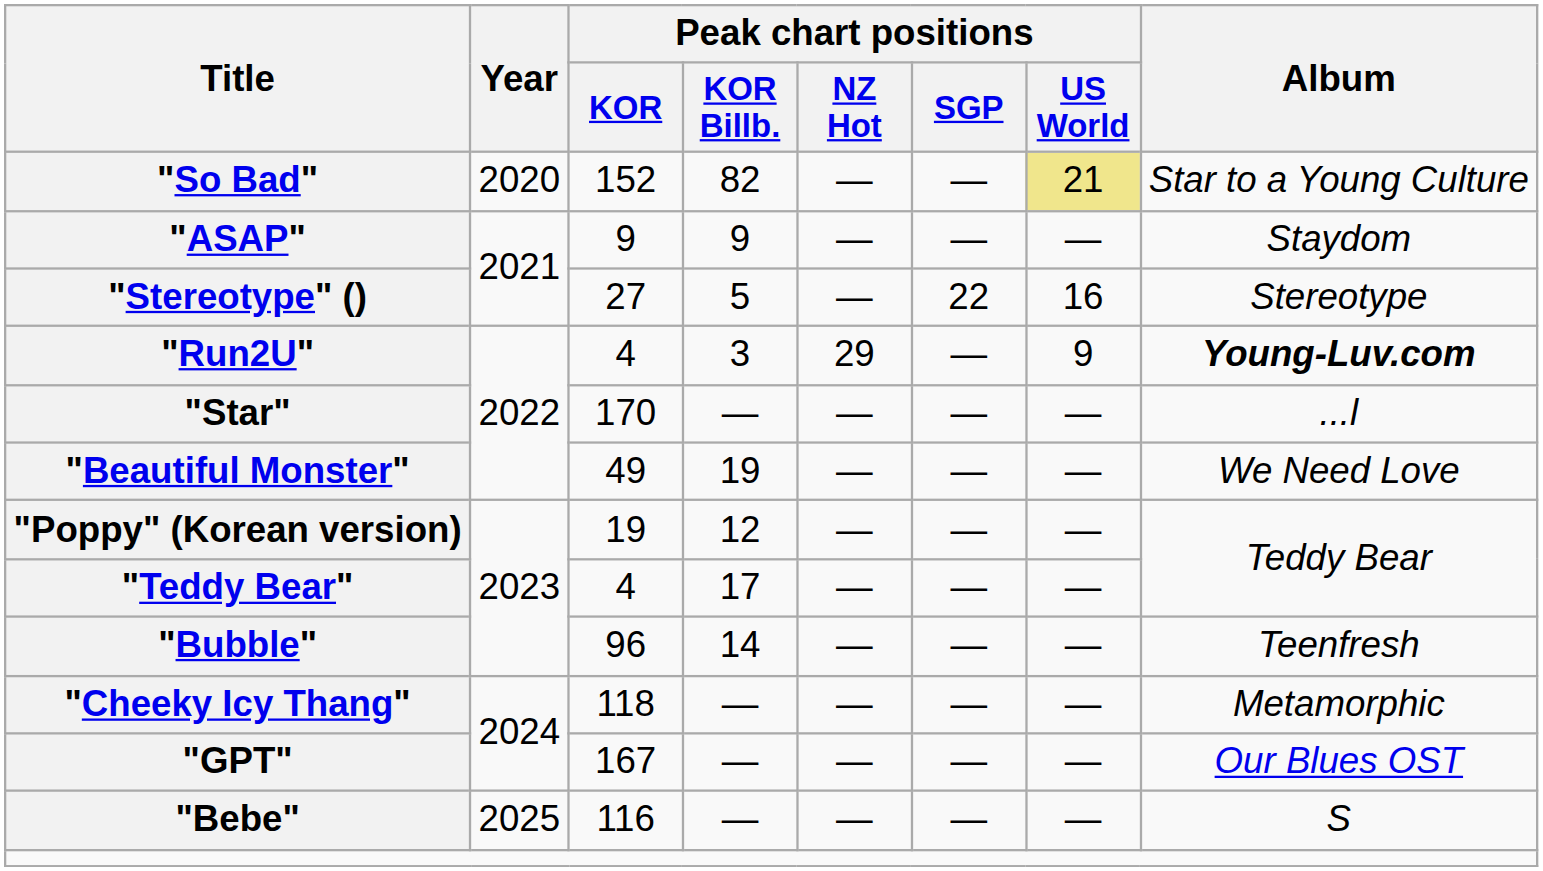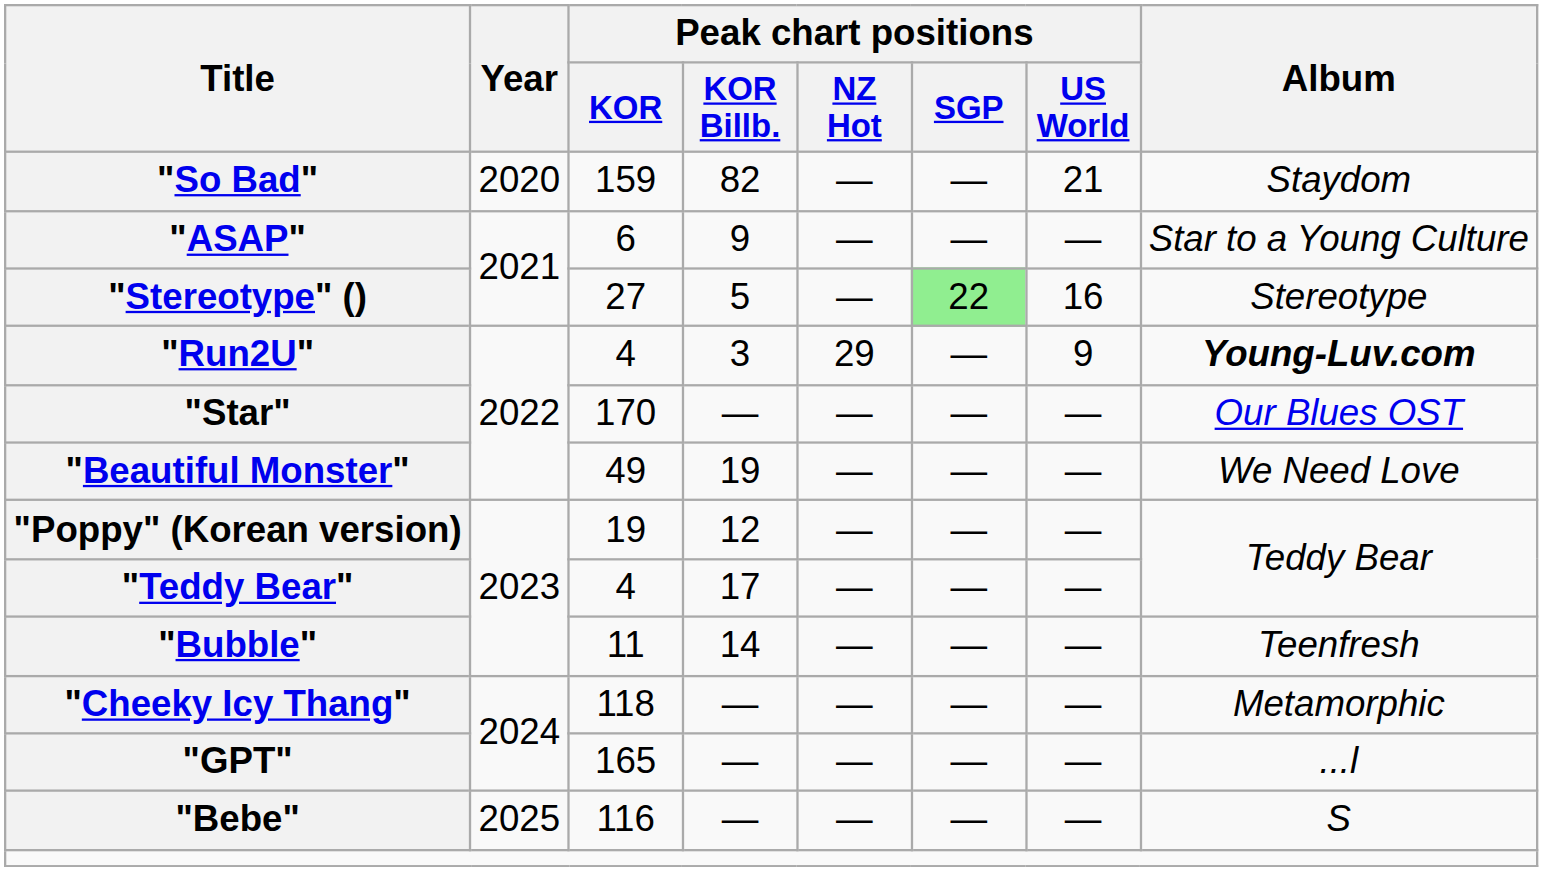(626, 180) 152 -> (626, 180) 159
(1083, 180) khaki background -> (1083, 180) no background
(1339, 180) Star to a Young Culture -> (1339, 180) Staydom
(626, 238) 9 -> (626, 238) 6
(1339, 238) Staydom -> (1339, 238) Star to a Young Culture
(969, 296) no background -> (969, 296) lightgreen background
(1339, 412) ...l -> (1339, 412) Our Blues OST
(626, 645) 96 -> (626, 645) 11
(626, 761) 167 -> (626, 761) 165
(1339, 761) Our Blues OST -> (1339, 761) ...l
